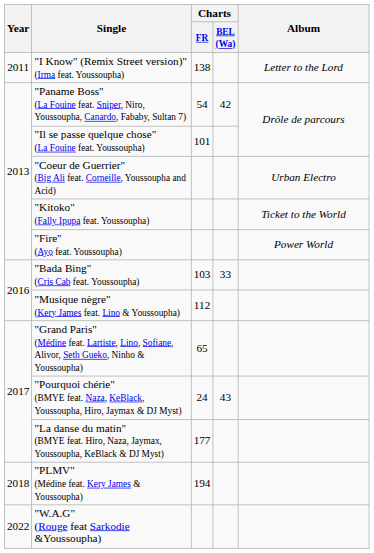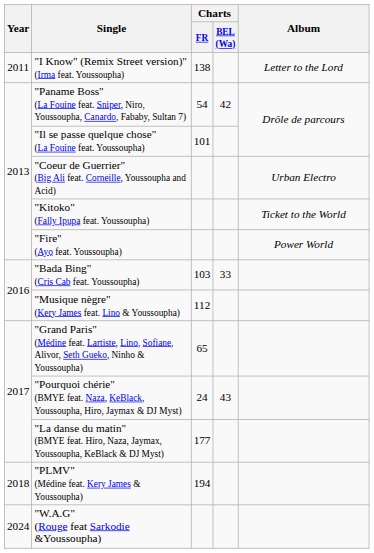(18, 526) 2022 -> (18, 526) 2024
